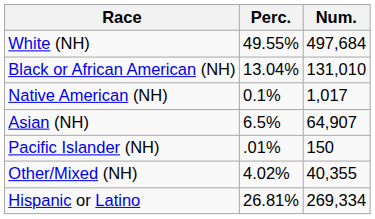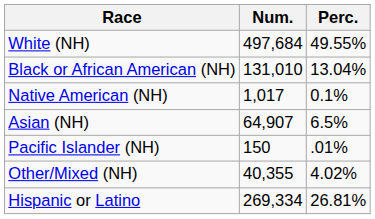columns swapped: (336, 17) <-> (271, 17)
